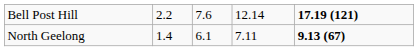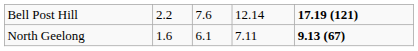(164, 35) 1.4 -> (164, 35) 1.6
